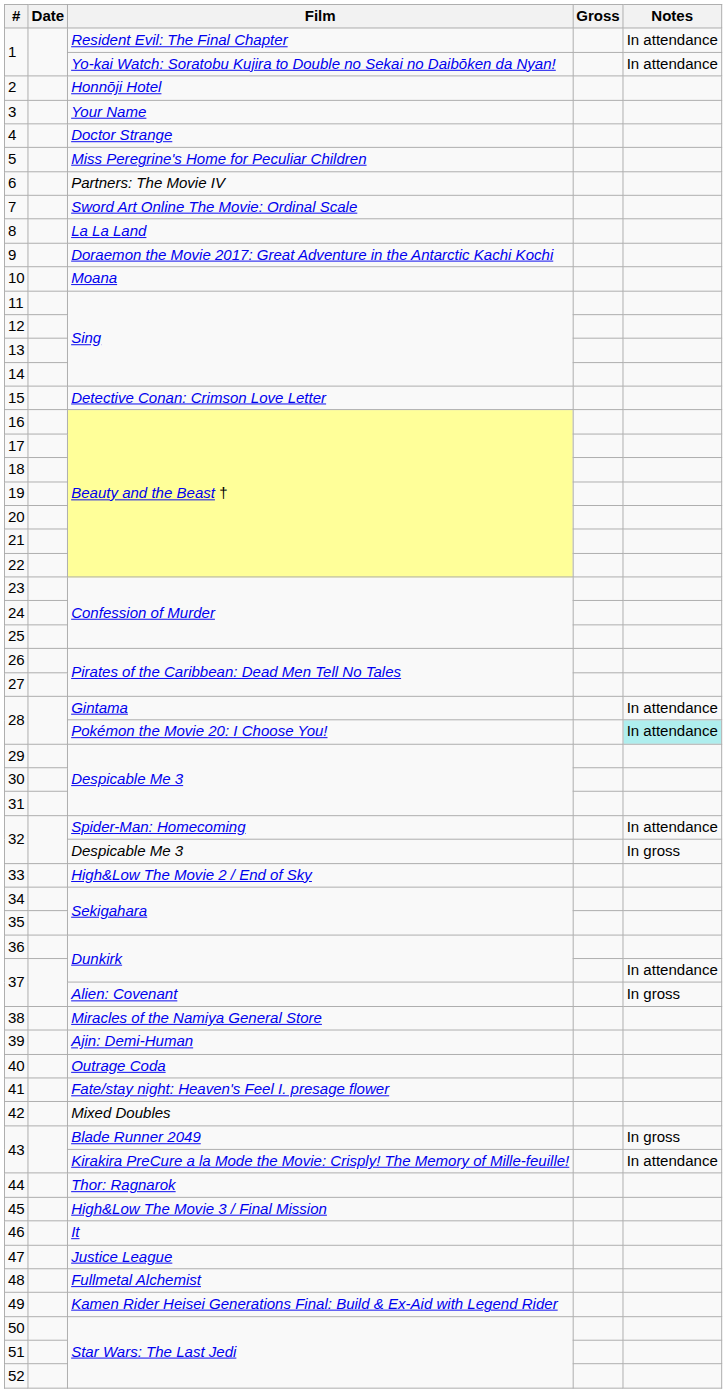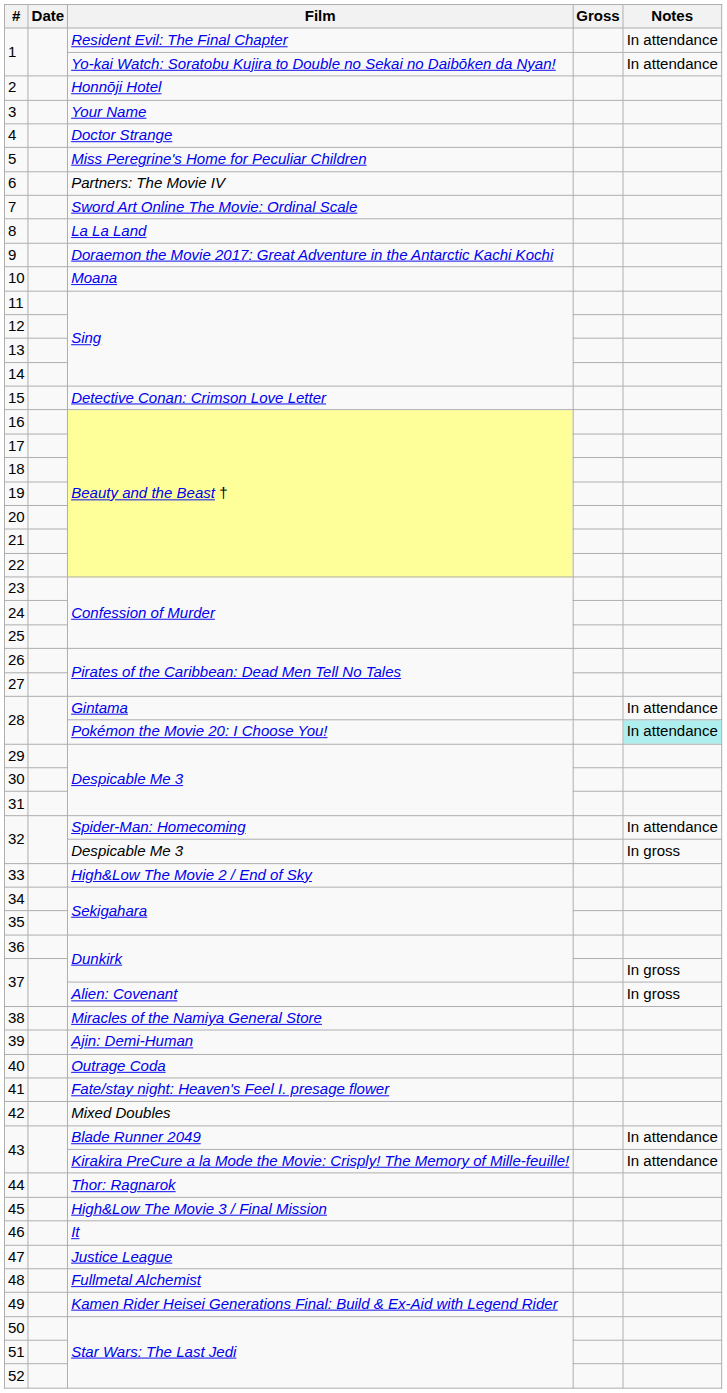(672, 970) In attendance -> (653, 970) In gross
(653, 1137) In gross -> (672, 1137) In attendance
